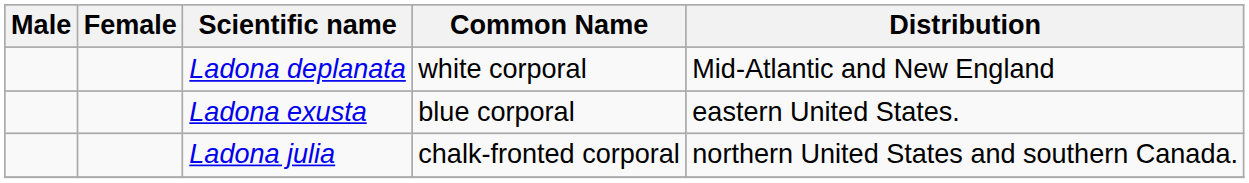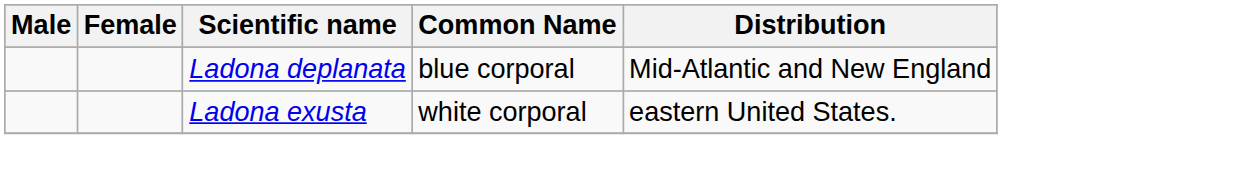(502, 68) white corporal -> (496, 68) blue corporal
(496, 111) blue corporal -> (502, 111) white corporal
- row: (262, 154)
